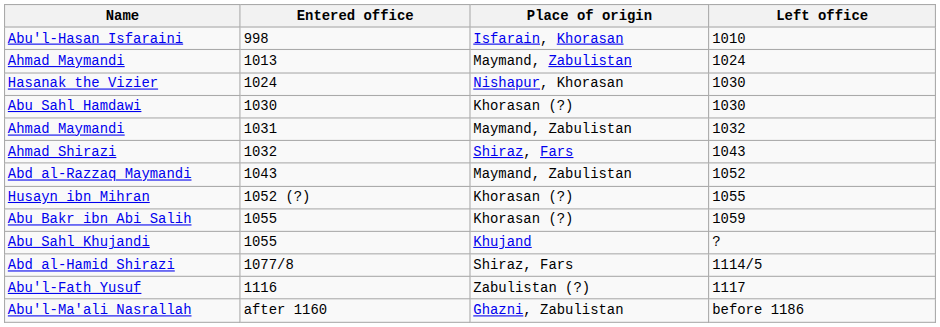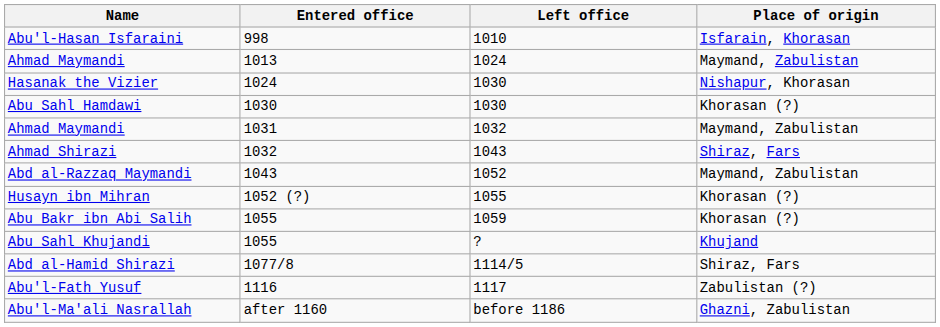columns swapped: (822, 16) <-> (589, 16)
